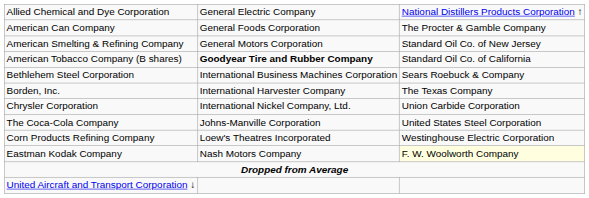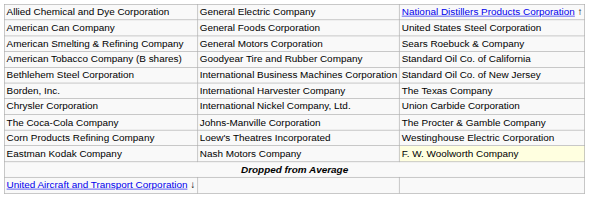(474, 28) The Procter & Gamble Company -> (471, 28) United States Steel Corporation
(471, 43) Standard Oil Co. of New Jersey -> (463, 43) Sears Roebuck & Company
(286, 59) bold -> (281, 59) normal
(463, 75) Sears Roebuck & Company -> (471, 75) Standard Oil Co. of New Jersey
(471, 122) United States Steel Corporation -> (474, 122) The Procter & Gamble Company
